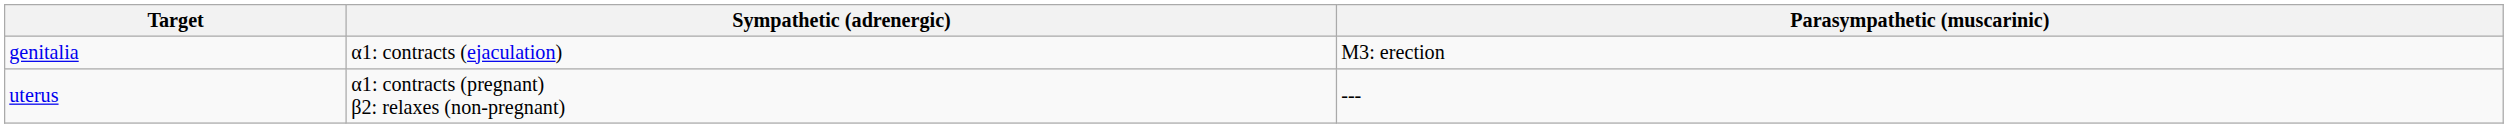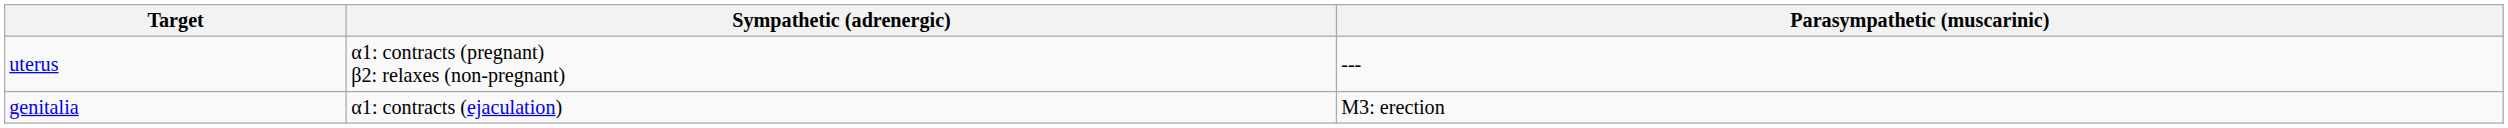rows swapped: (34, 95) <-> (44, 52)
